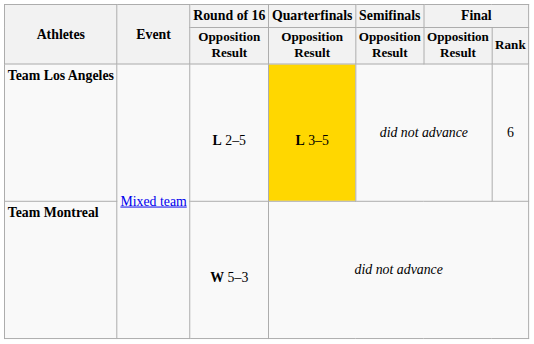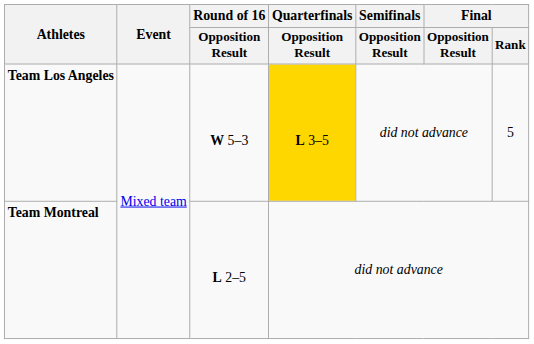(229, 141) L 2–5 -> (229, 141) W 5–3
(510, 133) 6 -> (510, 133) 5
(229, 278) W 5–3 -> (229, 278) L 2–5
